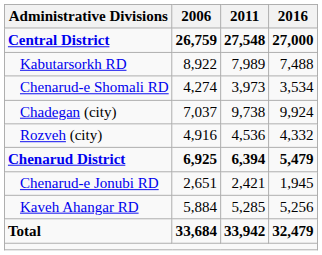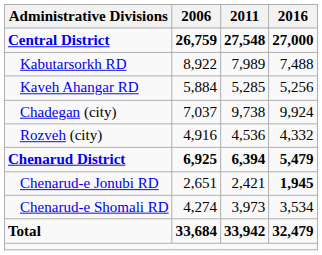rows swapped: (79, 207) <-> (94, 87)
(297, 183) normal -> (297, 183) bold
